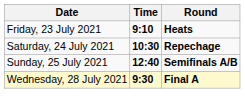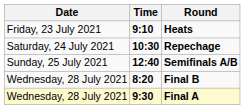+ row: (182, 79)
